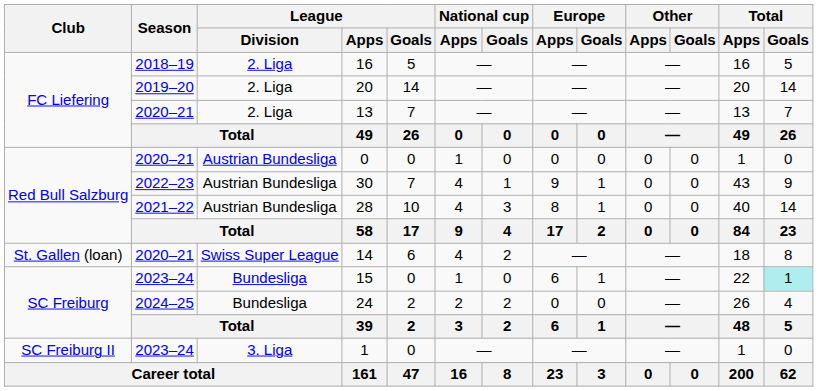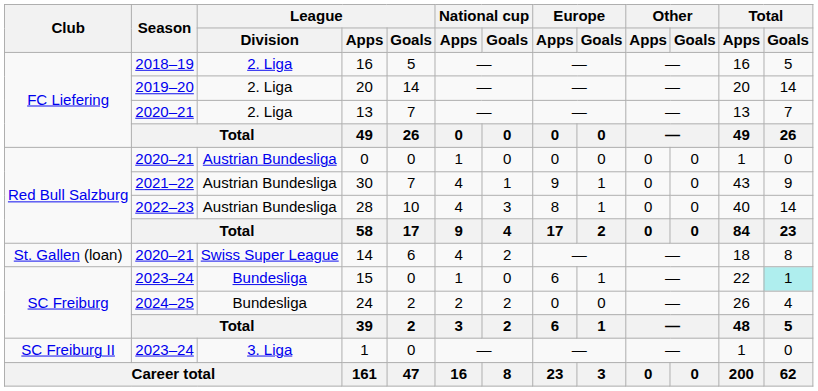(165, 183) 2022–23 -> (165, 183) 2021–22
(165, 207) 2021–22 -> (165, 207) 2022–23
